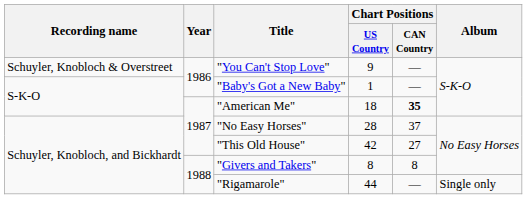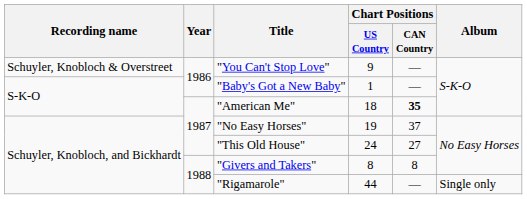(370, 125) 28 -> (370, 125) 19
(370, 145) 42 -> (370, 145) 24
